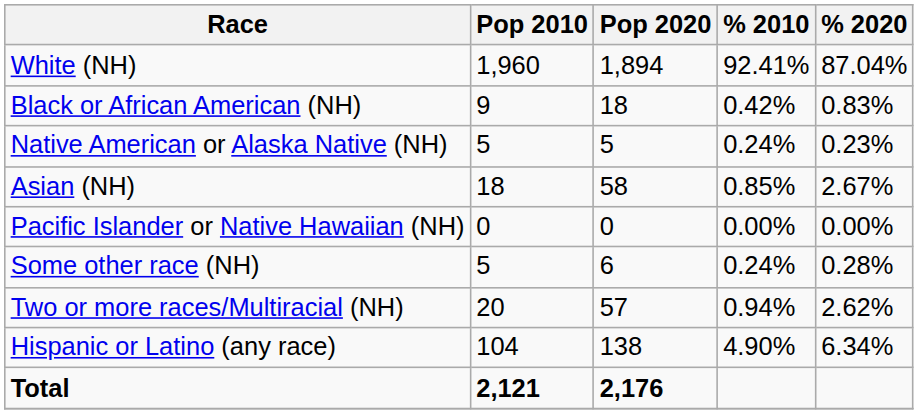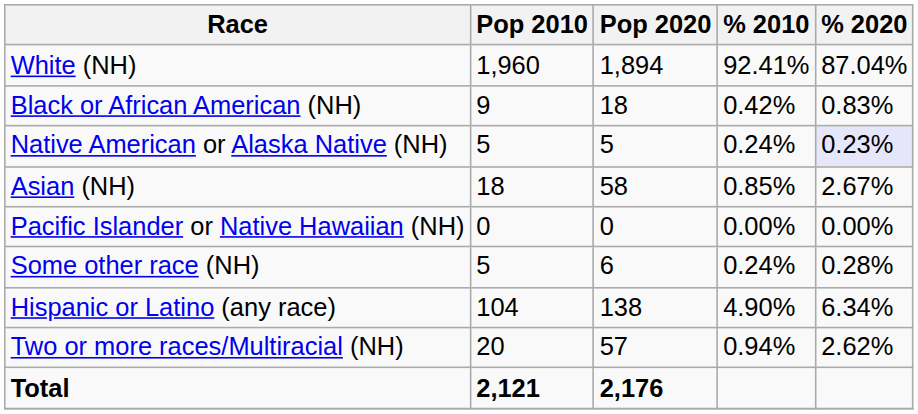(857, 145) no background -> (857, 145) lavender background
rows swapped: (207, 307) <-> (173, 347)
